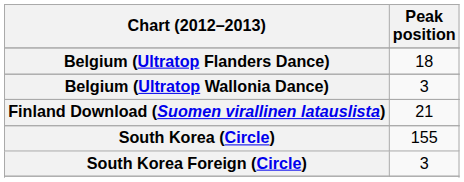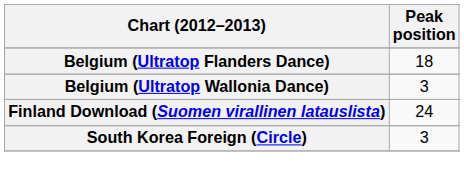(424, 112) 21 -> (424, 112) 24
- row: (197, 138)
